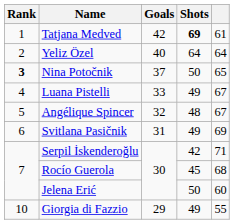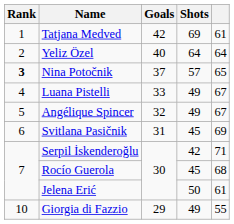(194, 33) bold -> (194, 33) normal
(194, 72) 50 -> (194, 72) 57
(194, 111) 48 -> (194, 111) 49
(194, 131) 49 -> (194, 131) 45
(221, 190) 60 -> (221, 190) 61
